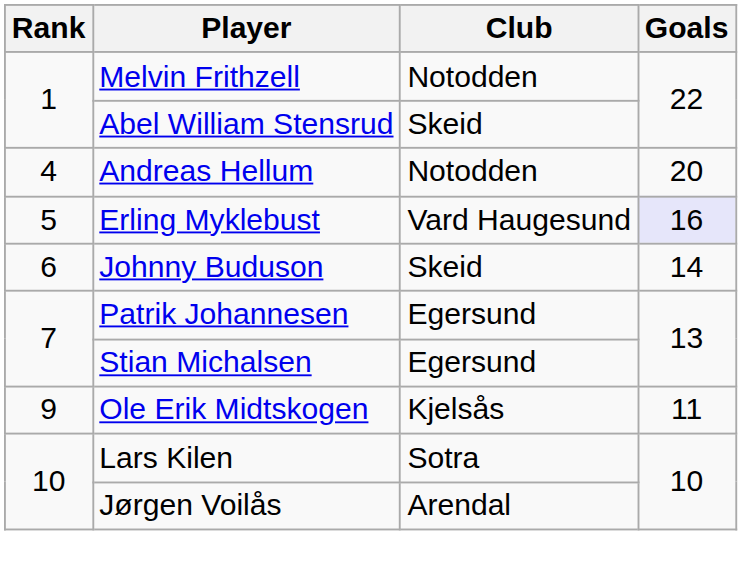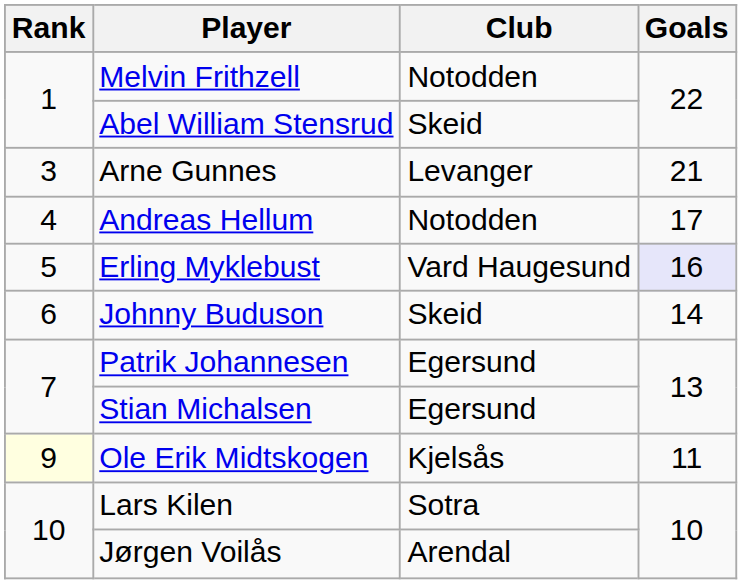+ row: (188, 171)
(687, 171) 20 -> (687, 219) 17
(49, 409) no background -> (49, 457) lightyellow background
